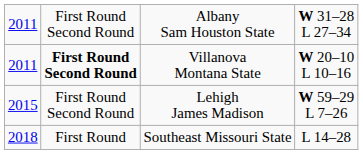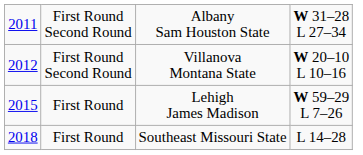(23, 65) 2011 -> (23, 65) 2012
(91, 65) bold -> (88, 65) normal
(91, 105) First Round Second Round -> (88, 105) First Round
